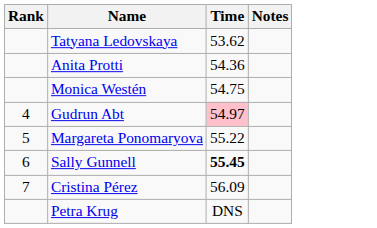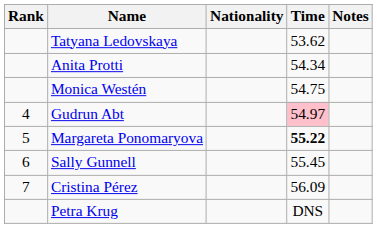+ column: (247, 16)
(227, 65) 54.36 -> (308, 65) 54.34
(227, 138) normal -> (308, 138) bold
(227, 162) bold -> (308, 162) normal
